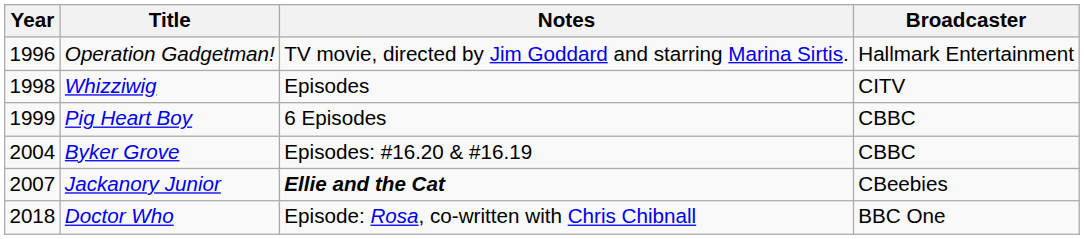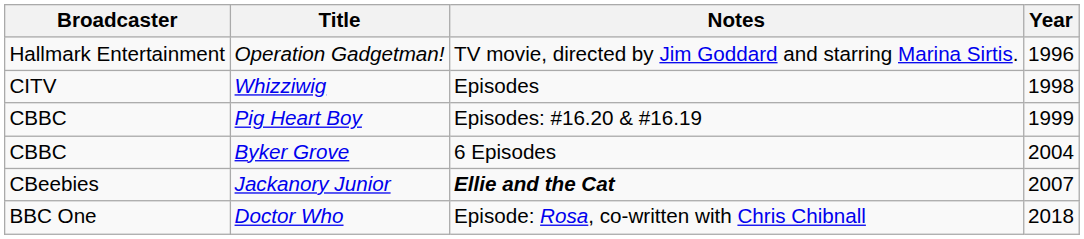columns swapped: (32, 20) <-> (966, 20)
(335, 119) 6 Episodes -> (578, 119) Episodes: #16.20 & #16.19
(408, 151) Episodes: #16.20 & #16.19 -> (505, 151) 6 Episodes
